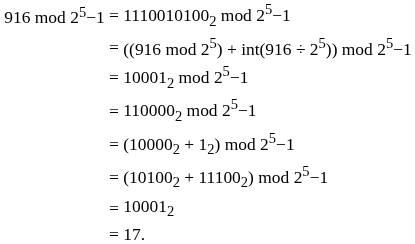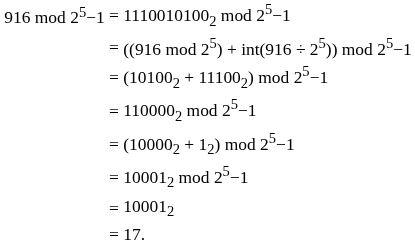rows swapped: (226, 177) <-> (186, 77)
